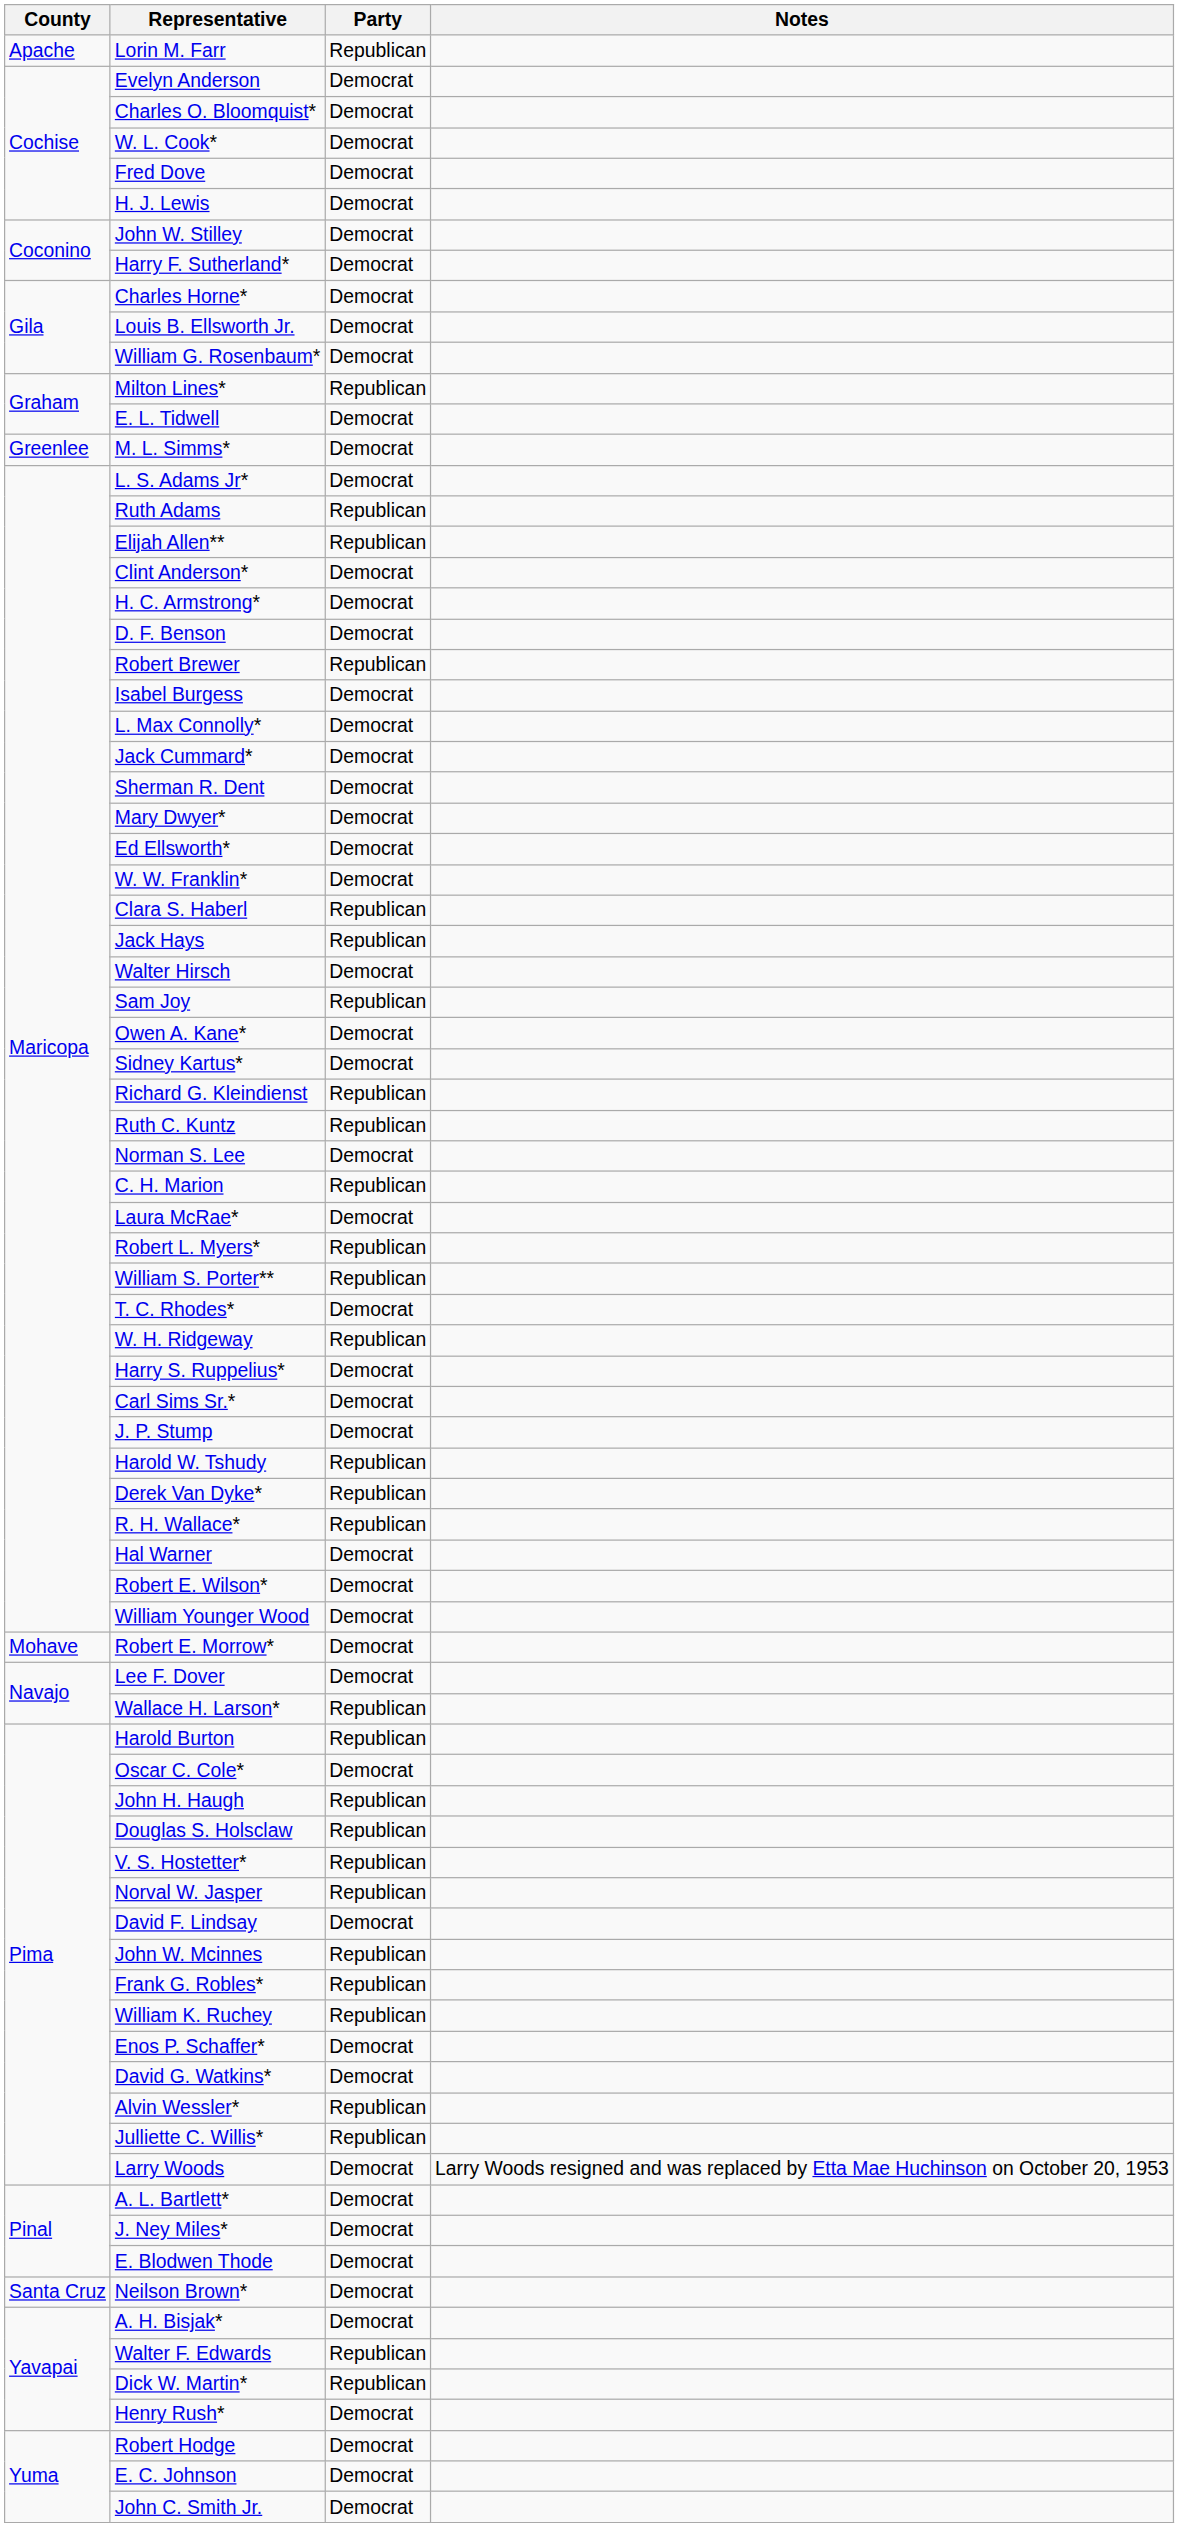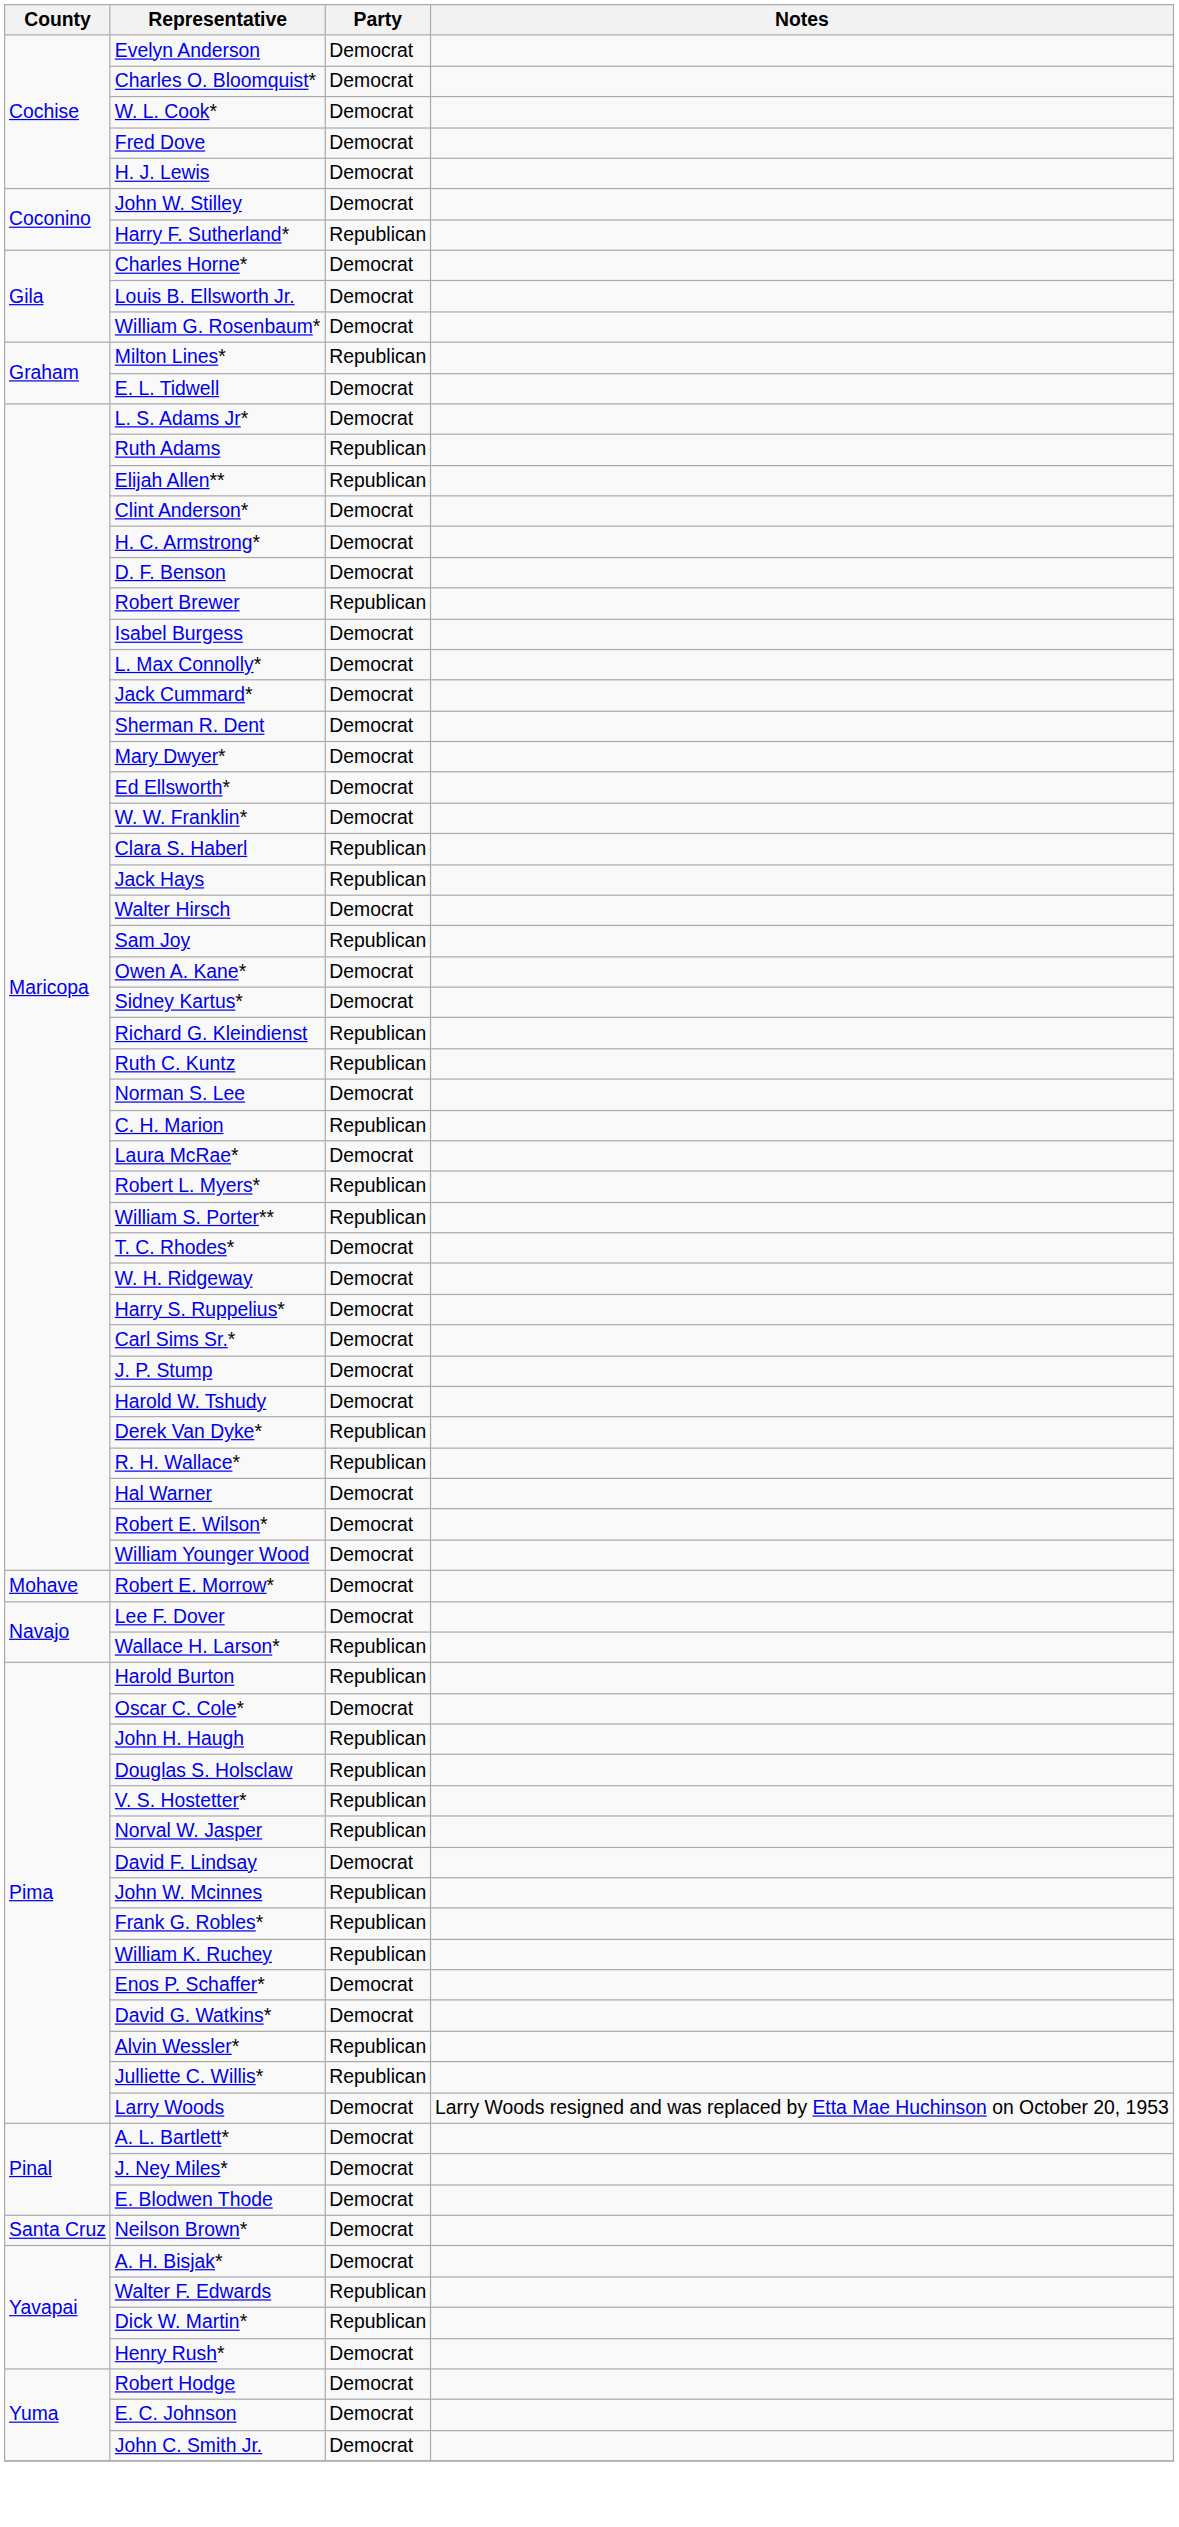- row: (170, 50)
(371, 265) Democrat -> (378, 234) Republican
- row: (172, 449)
(378, 1340) Republican -> (371, 1278) Democrat
(378, 1462) Republican -> (371, 1401) Democrat
